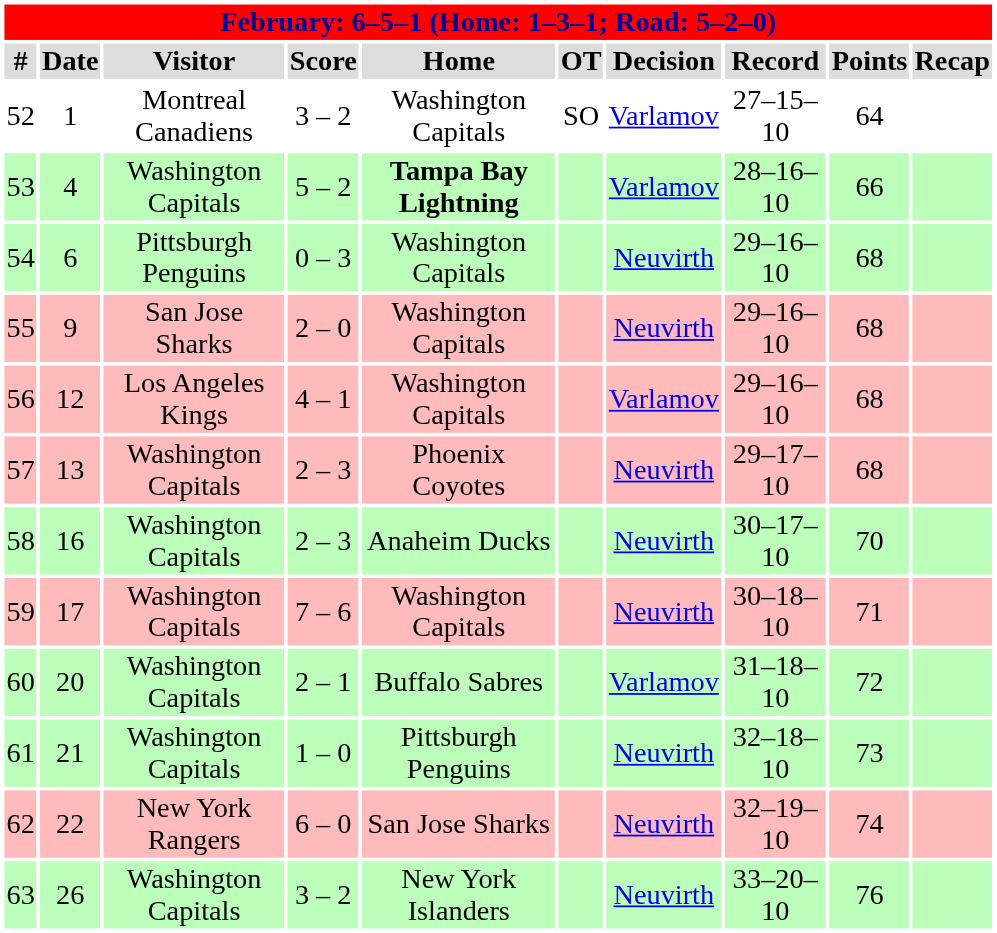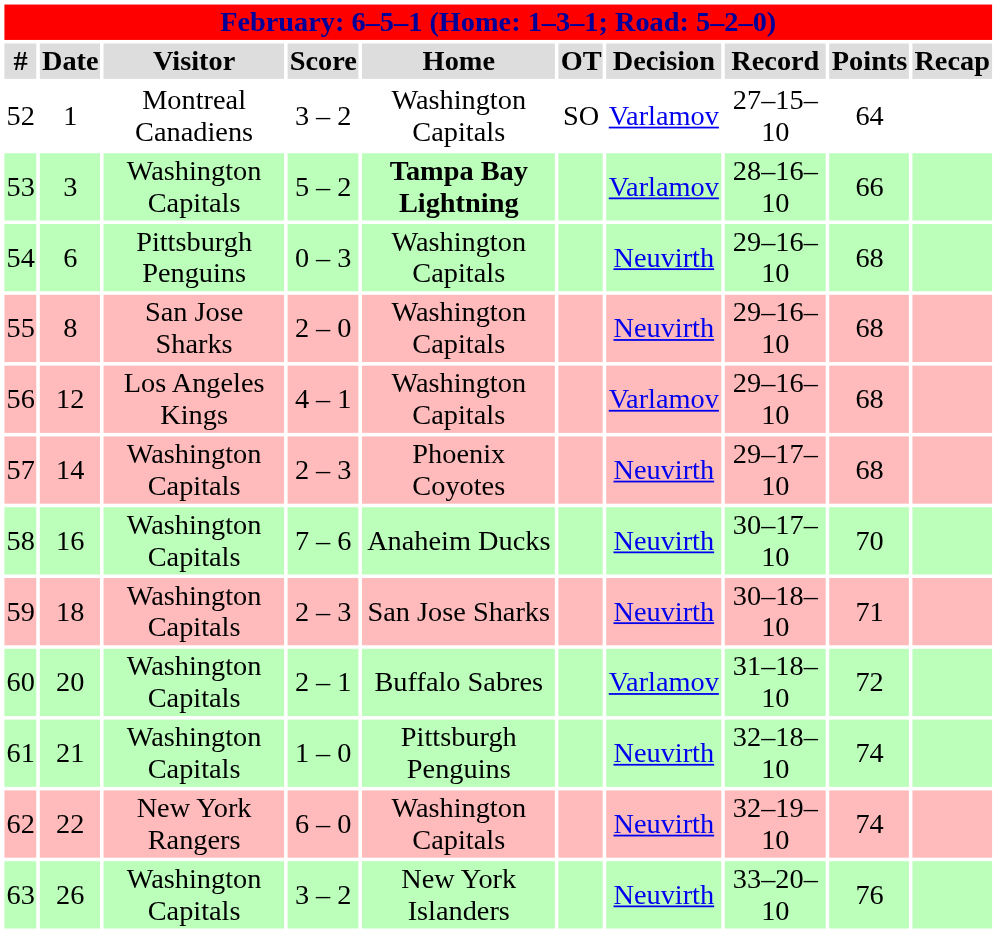(70, 186) 4 -> (70, 186) 3
(70, 328) 9 -> (70, 328) 8
(70, 469) 13 -> (70, 469) 14
(323, 540) 2 – 3 -> (323, 540) 7 – 6
(70, 611) 17 -> (70, 611) 18
(323, 611) 7 – 6 -> (323, 611) 2 – 3
(459, 611) Washington Capitals -> (459, 611) San Jose Sharks
(870, 752) 73 -> (870, 752) 74
(459, 823) San Jose Sharks -> (459, 823) Washington Capitals
